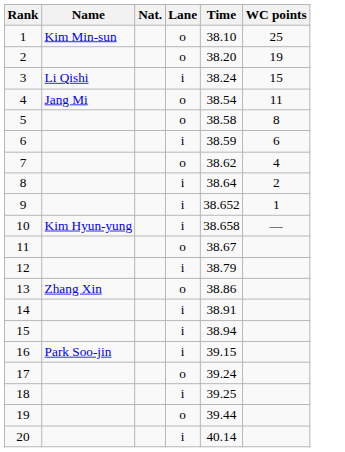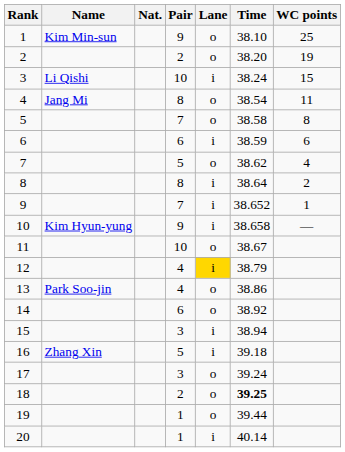+ column: (180, 15)
(183, 267) no background -> (213, 267) gold background
(73, 288) Zhang Xin -> (78, 288) Park Soo-jin
(183, 309) i -> (213, 309) o
(221, 309) 38.91 -> (252, 309) 38.92
(78, 352) Park Soo-jin -> (73, 352) Zhang Xin
(221, 352) 39.15 -> (252, 352) 39.18
(183, 394) i -> (213, 394) o
(221, 394) normal -> (252, 394) bold
